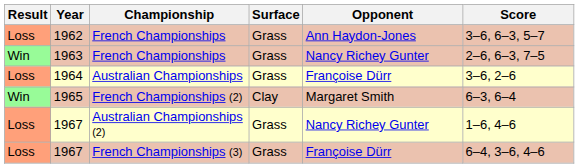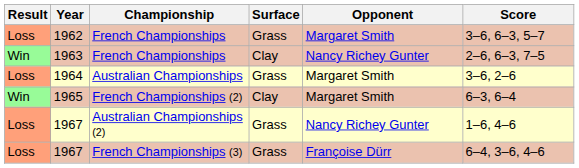(361, 35) Ann Haydon-Jones -> (350, 35) Margaret Smith
(269, 55) Grass -> (265, 55) Clay
(348, 76) Françoise Dürr -> (350, 76) Margaret Smith
